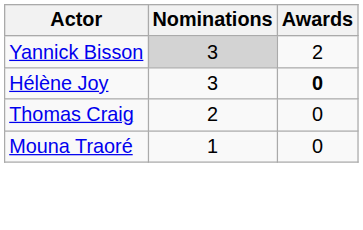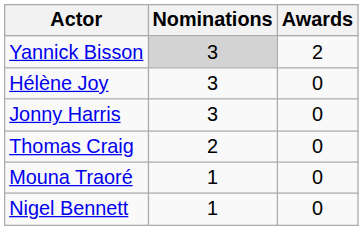(317, 83) bold -> (317, 83) normal
+ row: (65, 114)
+ row: (69, 209)
